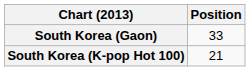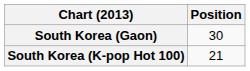(216, 35) 33 -> (216, 35) 30
